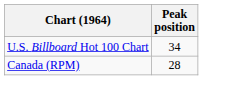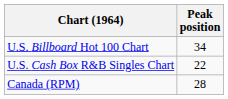+ row: (91, 65)
